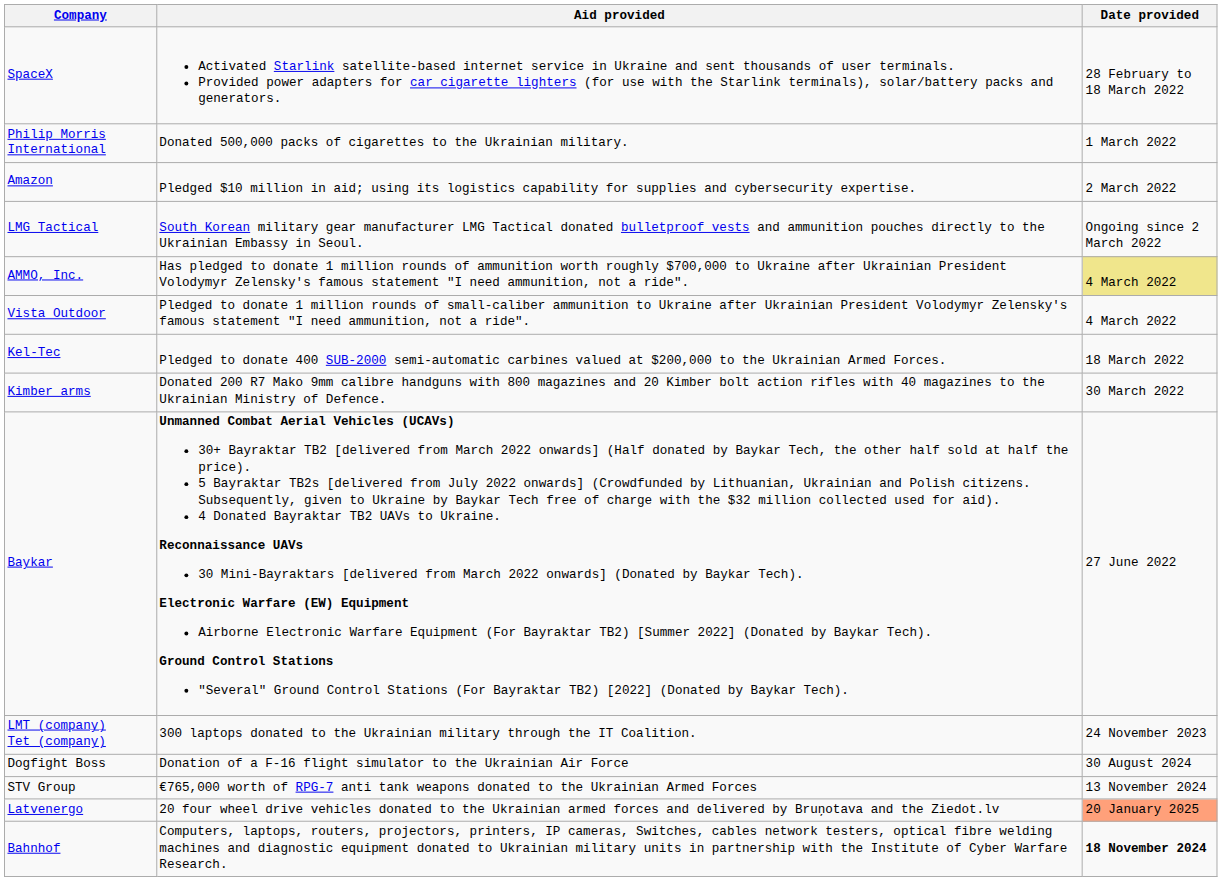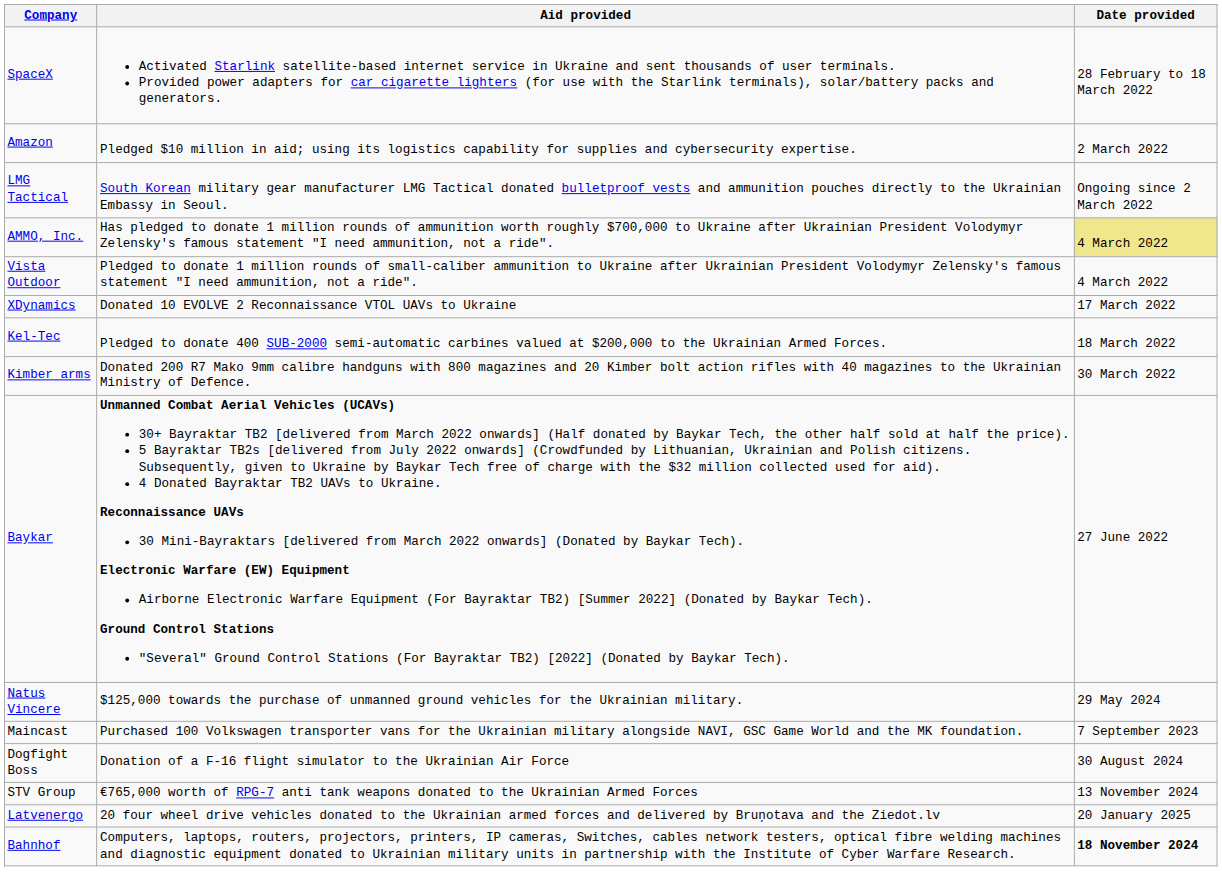- row: (57, 142)
+ row: (42, 306)
+ row: (34, 701)
+ row: (38, 732)
- row: (57, 734)
(1142, 809) lightsalmon background -> (1134, 815) no background
